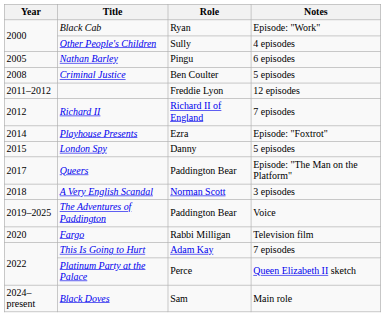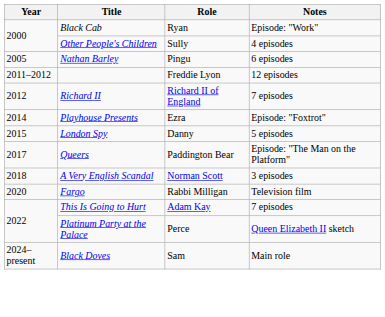- row: (93, 75)
- row: (96, 213)
